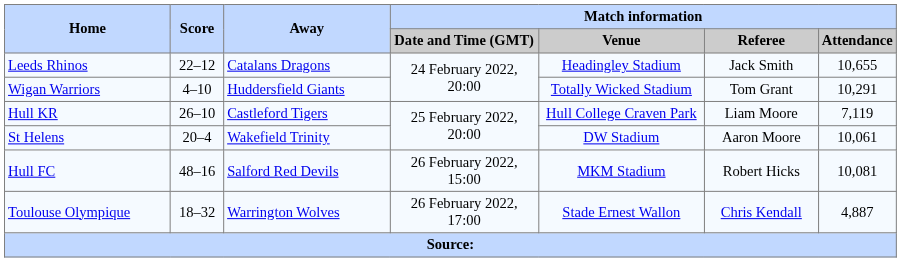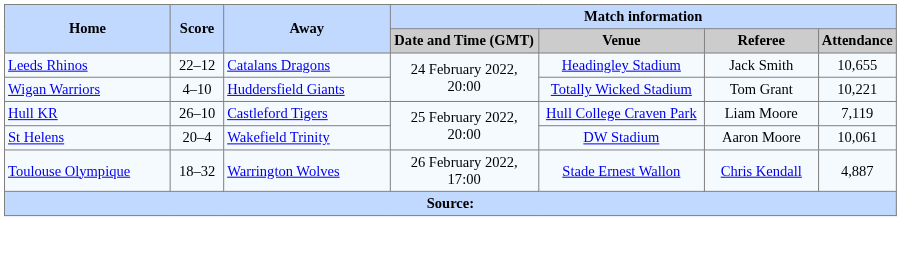(857, 89) 10,291 -> (857, 89) 10,221
- row: (32, 170)
